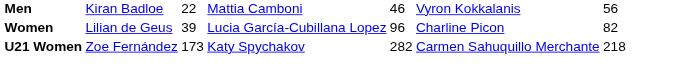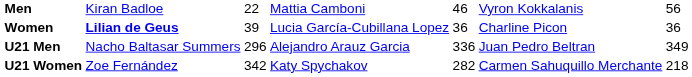(129, 27) normal -> (132, 27) bold
(397, 27) 96 -> (460, 27) 36
(611, 27) 82 -> (673, 27) 36
+ row: (33, 46)
(193, 46) 173 -> (255, 65) 342
